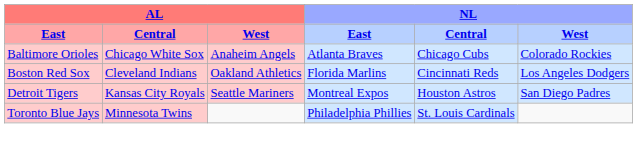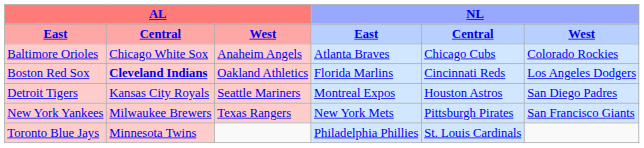(151, 73) normal -> (158, 73) bold
+ row: (55, 113)
